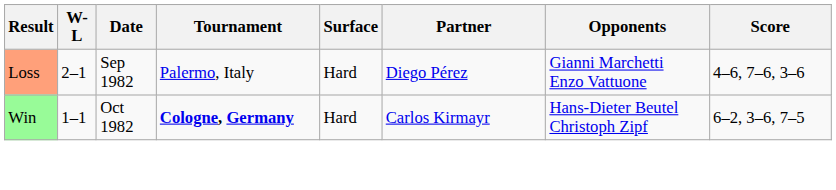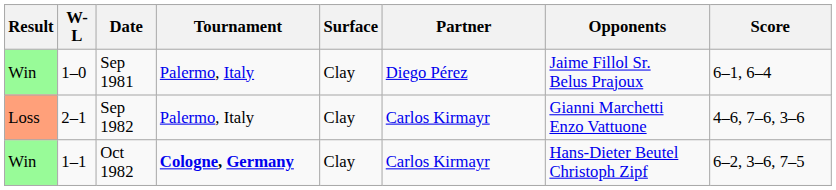+ row: (117, 72)
(340, 72) Hard -> (339, 117) Clay
(427, 72) Diego Pérez -> (438, 117) Carlos Kirmayr
(340, 117) Hard -> (339, 162) Clay
